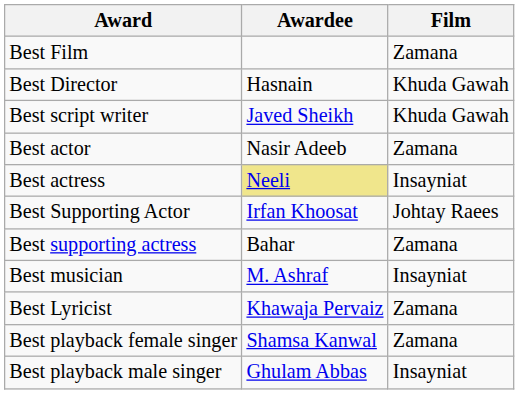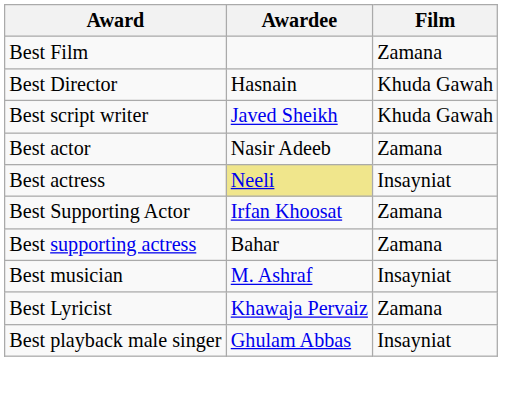(446, 212) Johtay Raees -> (410, 212) Zamana
- row: (123, 340)
